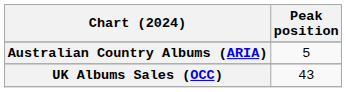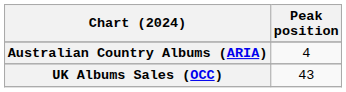(306, 53) 5 -> (306, 53) 4
